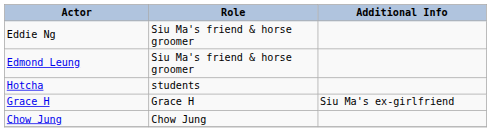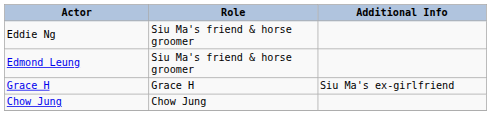- row: (25, 86)
